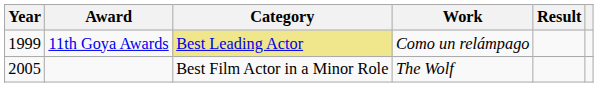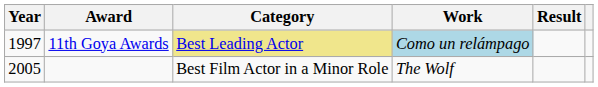(25, 43) 1999 -> (25, 43) 1997
(463, 43) no background -> (463, 43) lightblue background
